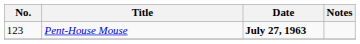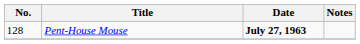(15, 30) 123 -> (15, 30) 128
